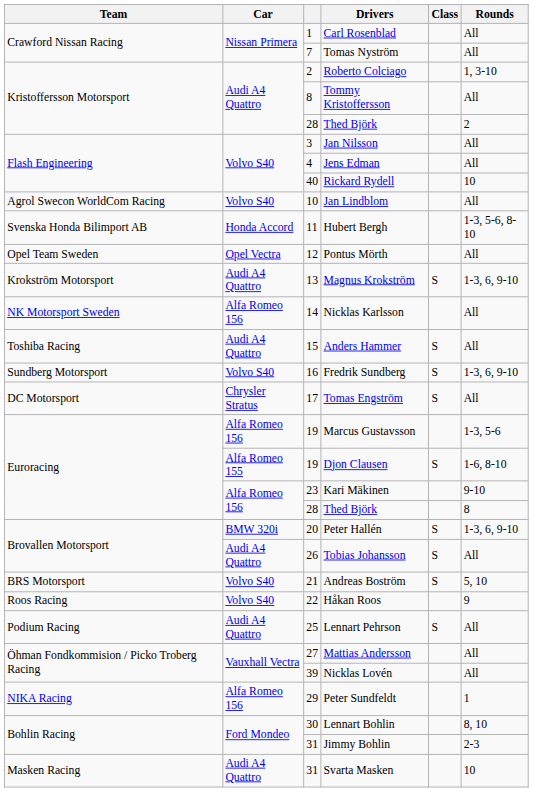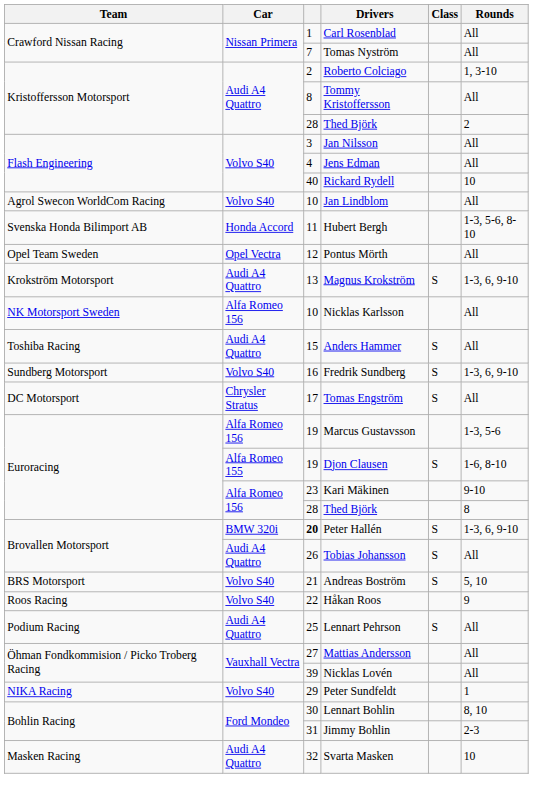(312, 312) 14 -> (312, 312) 10
(312, 529) normal -> (312, 529) bold
(254, 698) Alfa Romeo 156 -> (250, 691) Volvo S40
(312, 770) 31 -> (312, 756) 32
